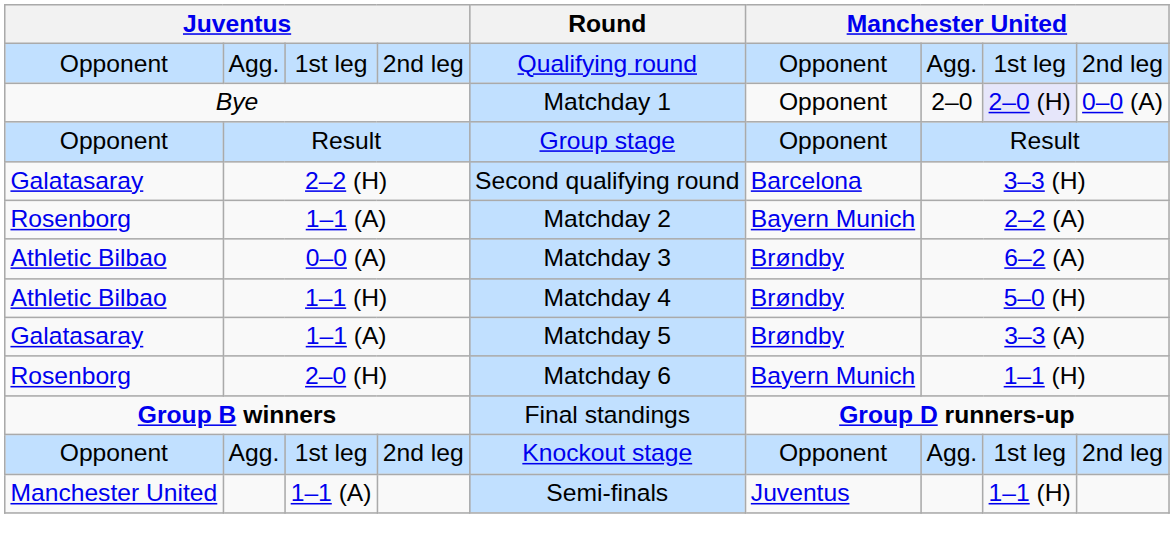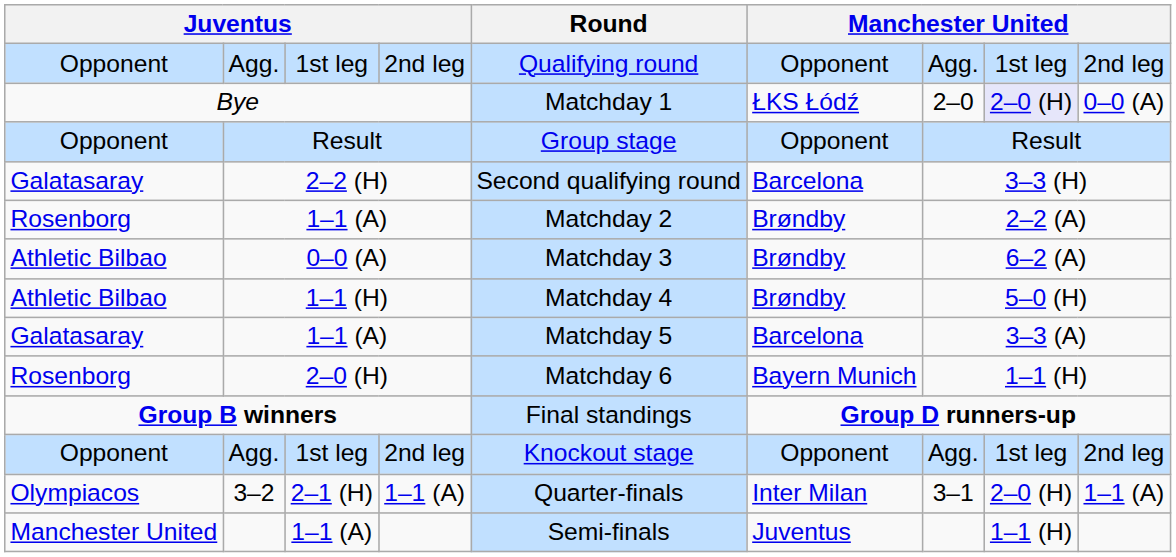(833, 102) Opponent -> (806, 102) ŁKS Łódź
(833, 219) Bayern Munich -> (799, 219) Brøndby
(797, 336) Brøndby -> (808, 336) Barcelona
+ row: (75, 492)
